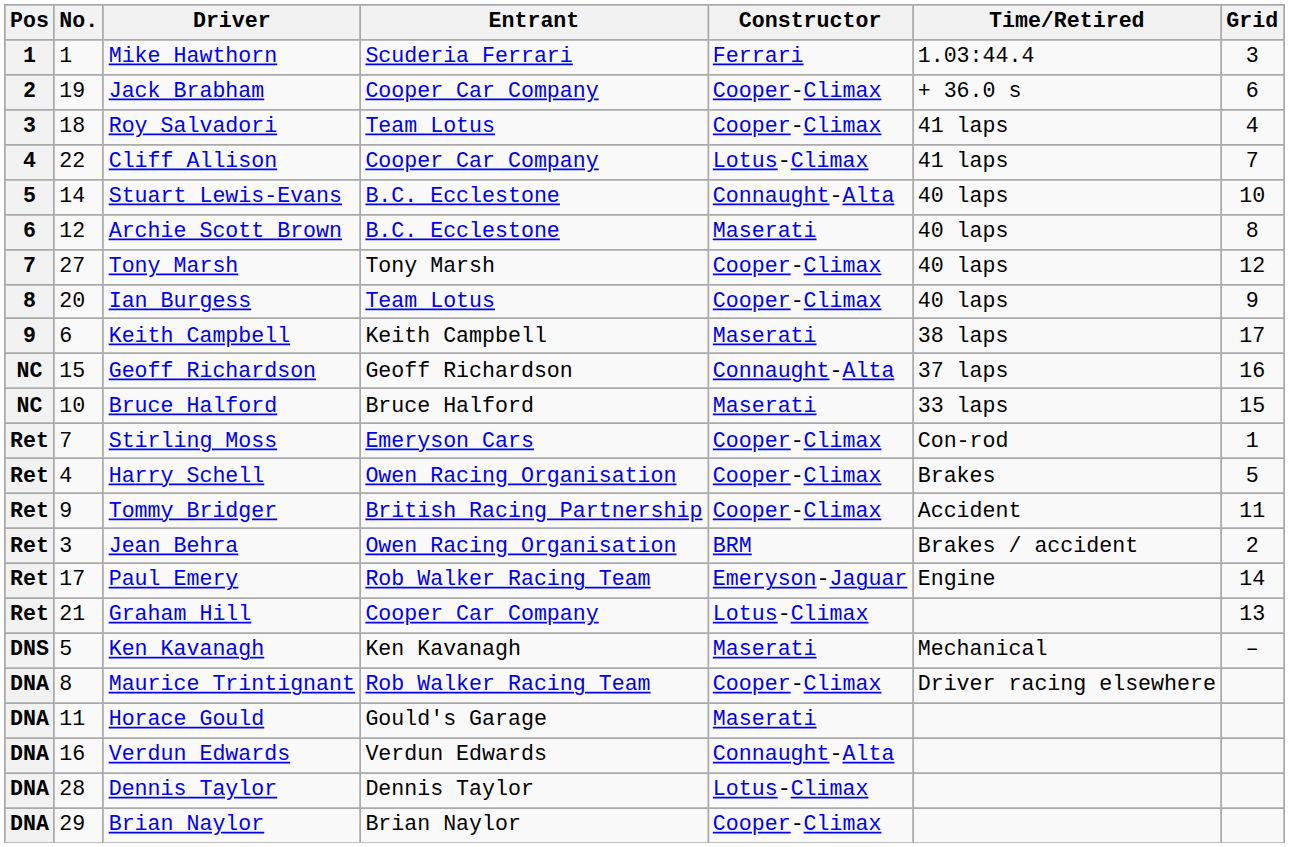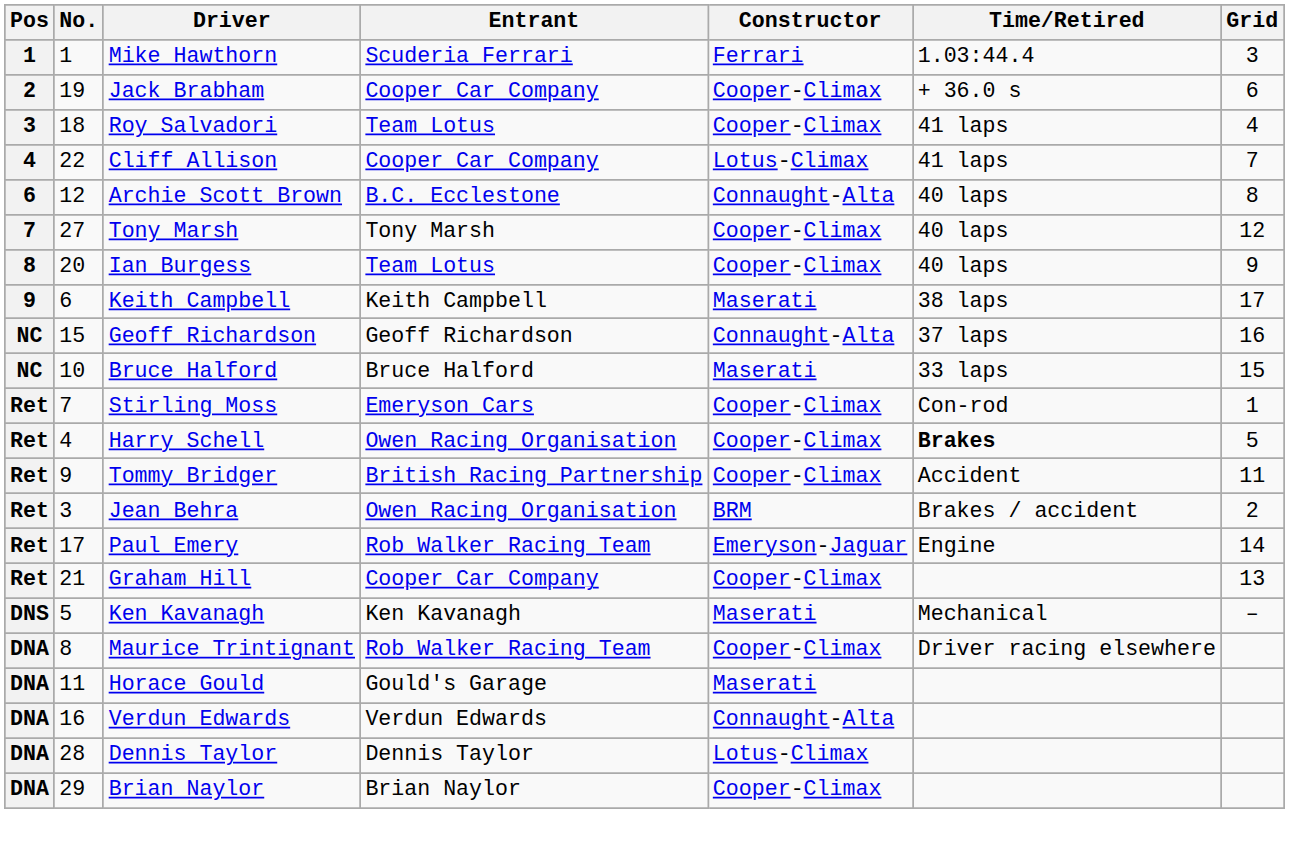- row: (225, 197)
(765, 232) Maserati -> (804, 197) Connaught-Alta
(957, 476) normal -> (957, 441) bold
(791, 616) Lotus-Climax -> (797, 581) Cooper-Climax
